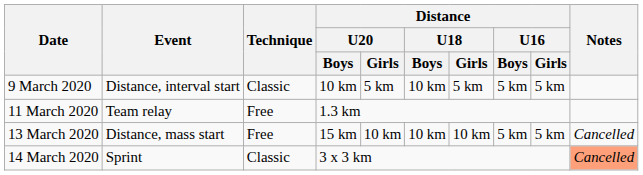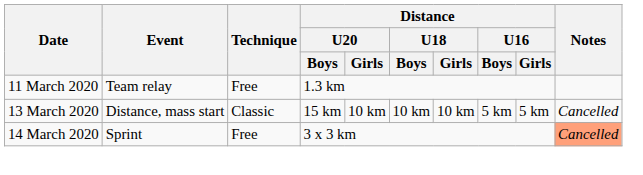- row: (50, 87)
(260, 134) Free -> (253, 110) Classic
(268, 157) Classic -> (244, 134) Free
